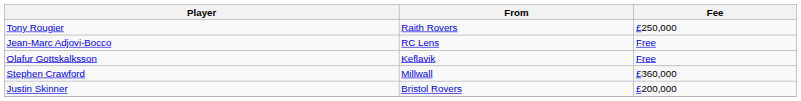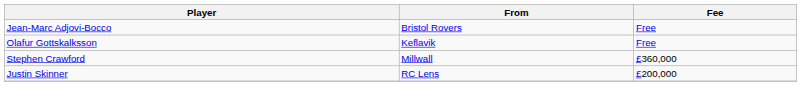- row: (35, 28)
(420, 43) RC Lens -> (432, 28) Bristol Rovers
(432, 89) Bristol Rovers -> (420, 74) RC Lens
